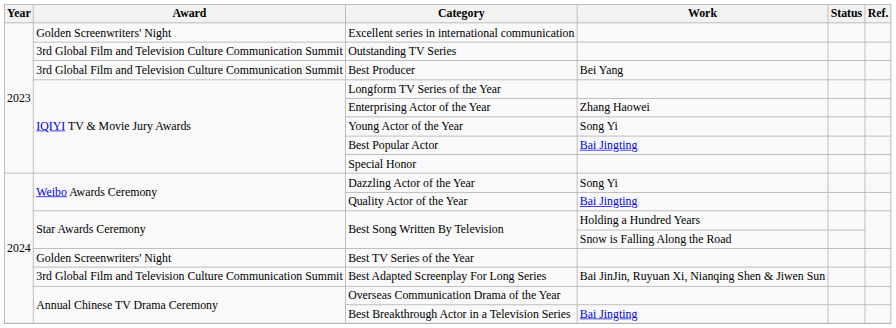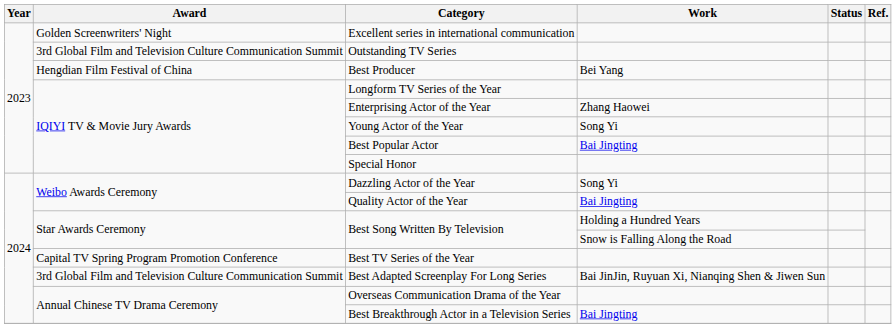(189, 70) 3rd Global Film and Television Culture Communication Summit -> (114, 70) Hengdian Film Festival of China
(104, 257) Golden Screenwriters' Night -> (157, 257) Capital TV Spring Program Promotion Conference
